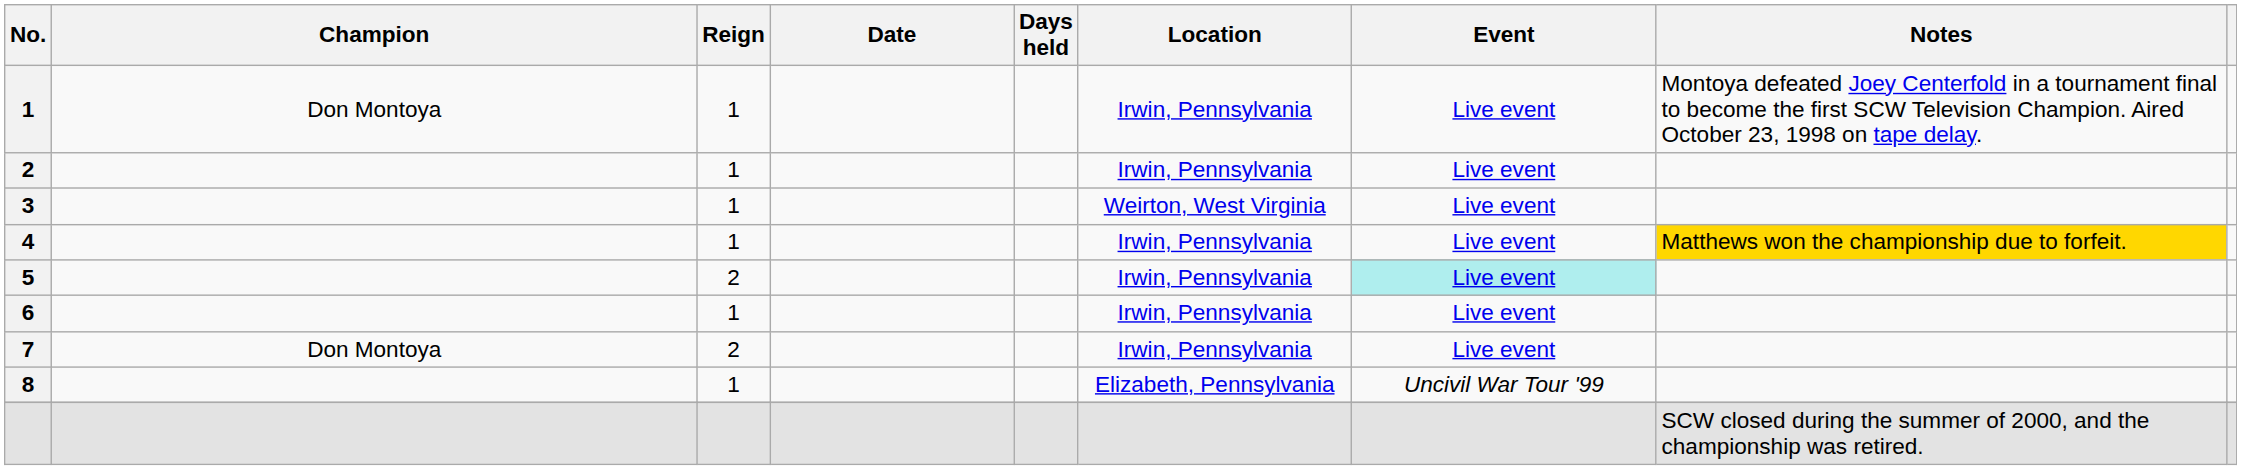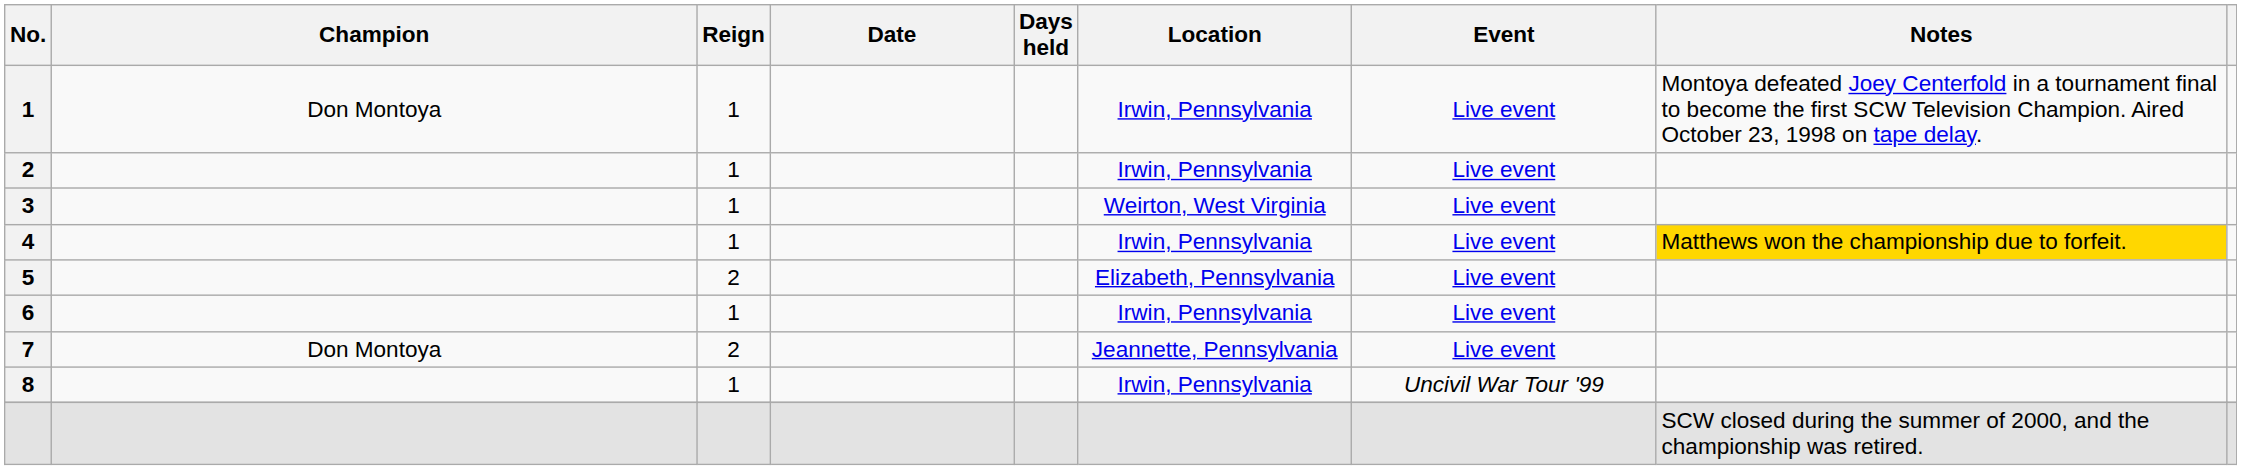(1215, 277) Irwin, Pennsylvania -> (1215, 277) Elizabeth, Pennsylvania
(1504, 277) paleturquoise background -> (1504, 277) no background
(1215, 348) Irwin, Pennsylvania -> (1215, 348) Jeannette, Pennsylvania
(1215, 384) Elizabeth, Pennsylvania -> (1215, 384) Irwin, Pennsylvania
